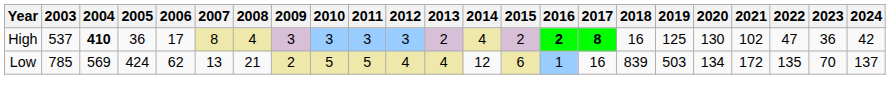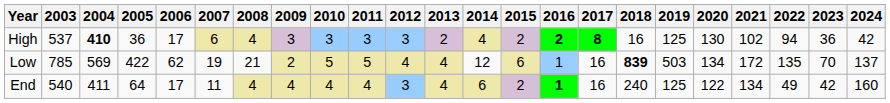(214, 39) 8 -> (214, 39) 6
(789, 39) 47 -> (789, 39) 94
(137, 63) 424 -> (137, 63) 422
(214, 63) 13 -> (214, 63) 19
(636, 63) normal -> (636, 63) bold
+ row: (23, 86)
